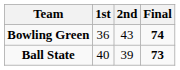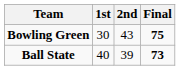(103, 34) 36 -> (103, 34) 30
(157, 34) 74 -> (157, 34) 75
